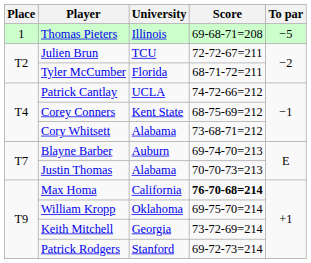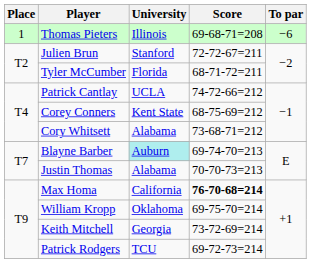(286, 33) −5 -> (286, 33) −6
(144, 53) TCU -> (153, 53) Stanford
(150, 151) no background -> (150, 151) paleturquoise background
(153, 248) Stanford -> (144, 248) TCU
